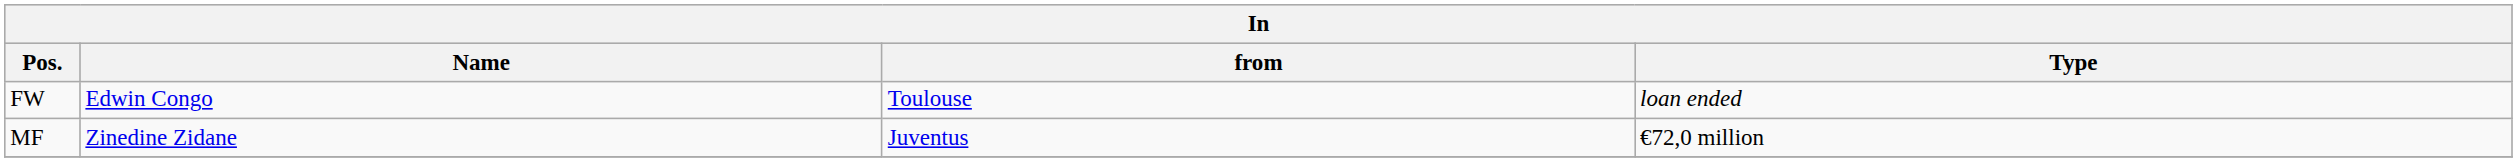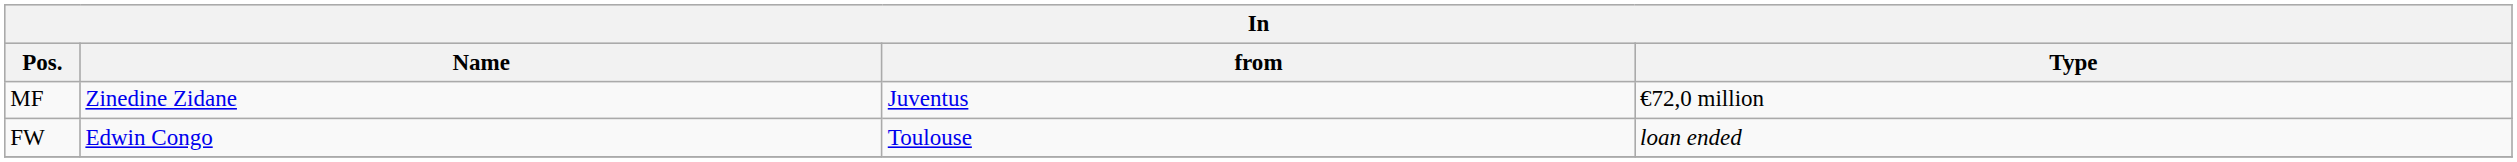rows swapped: (27, 137) <-> (27, 99)
